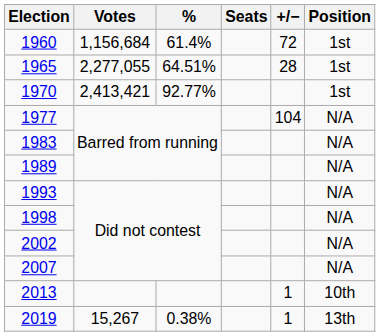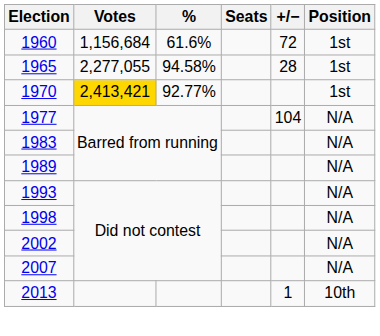(189, 42) 61.4% -> (189, 42) 61.6%
(189, 67) 64.51% -> (189, 67) 94.58%
(115, 92) no background -> (115, 92) gold background
- row: (39, 318)
